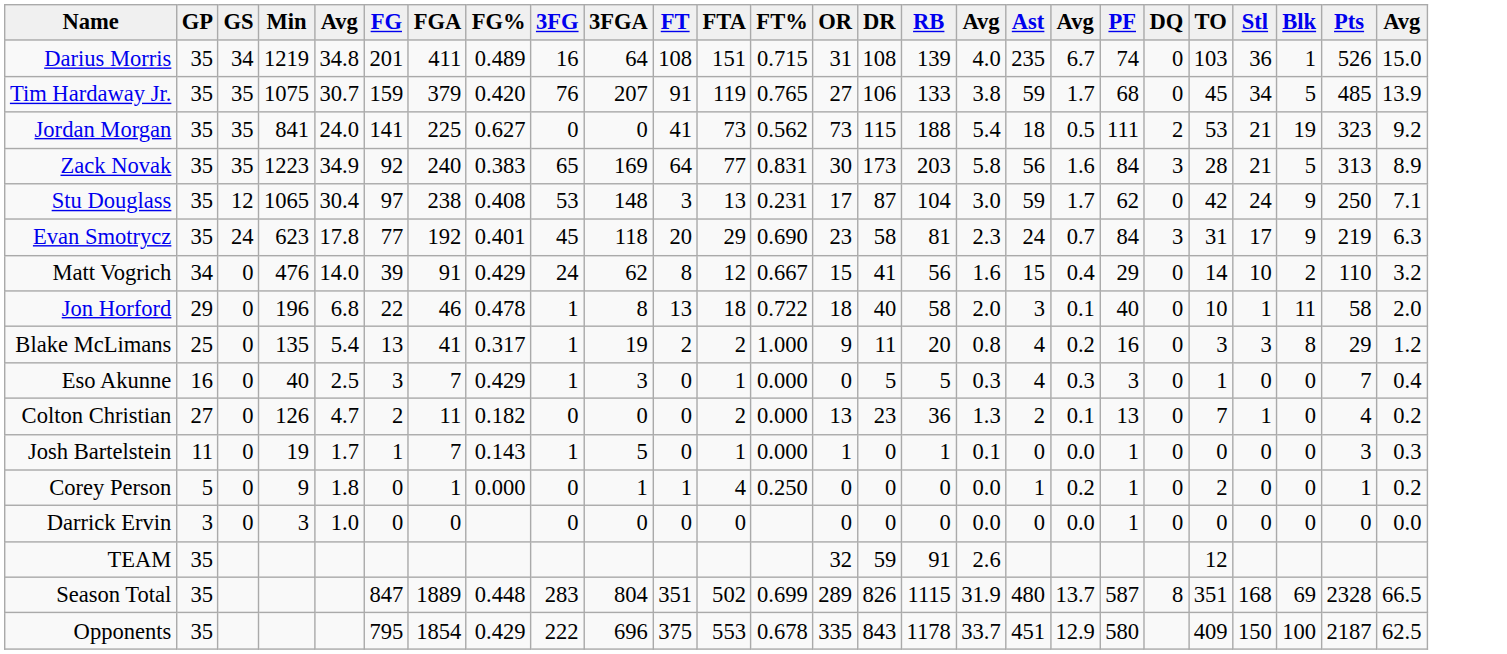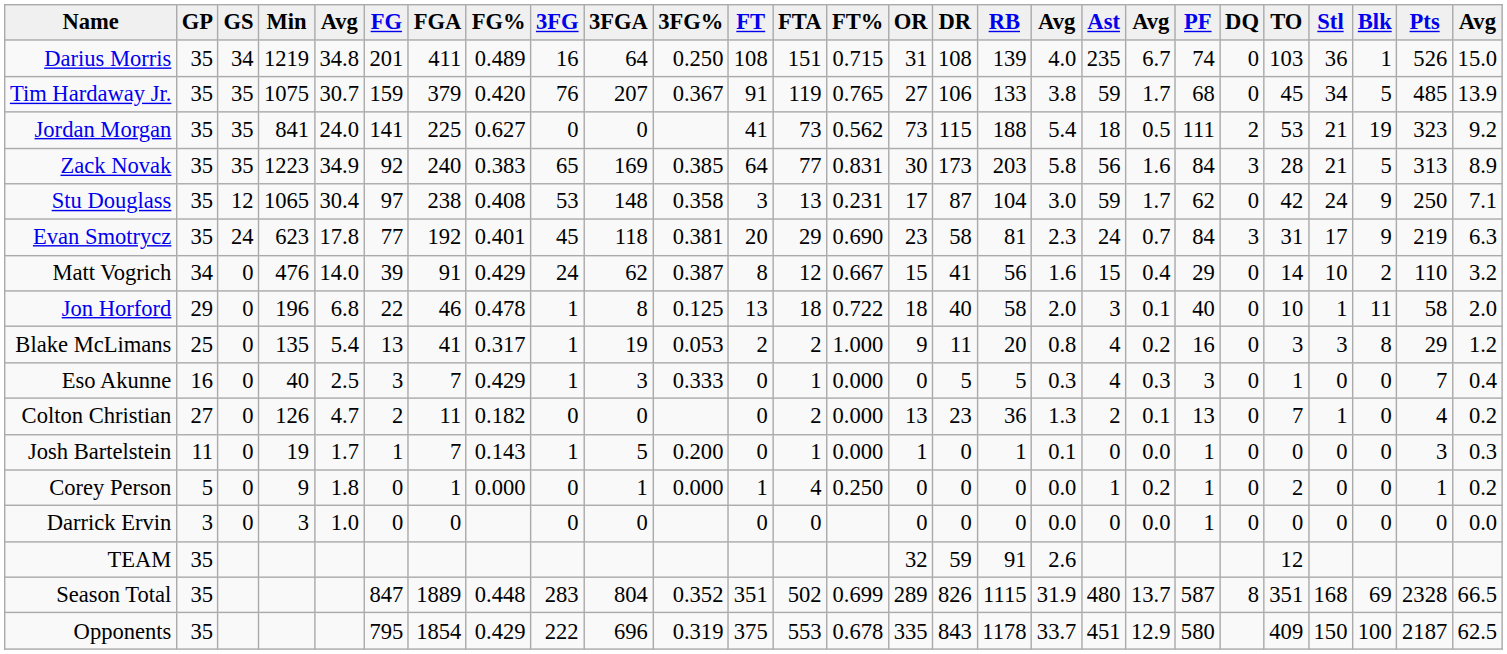+ column: (691, 22)
